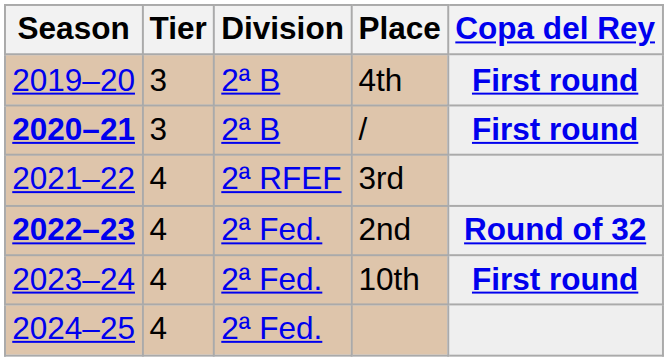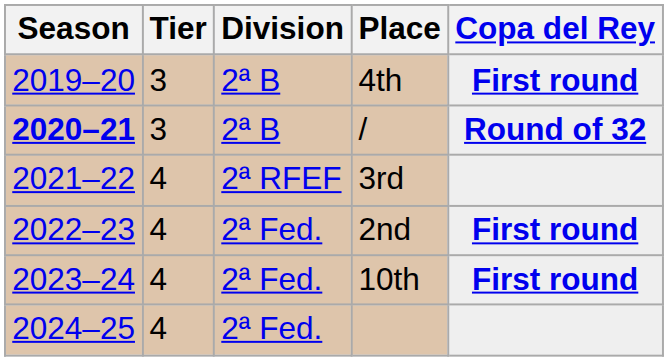(555, 129) First round -> (555, 129) Round of 32
(74, 229) bold -> (74, 229) normal
(555, 229) Round of 32 -> (555, 229) First round
